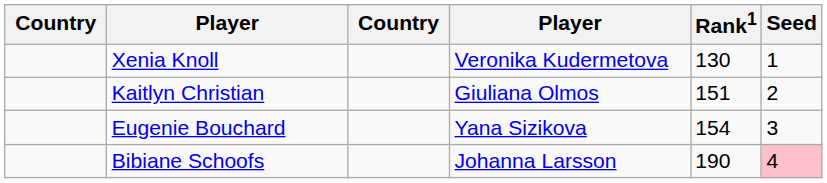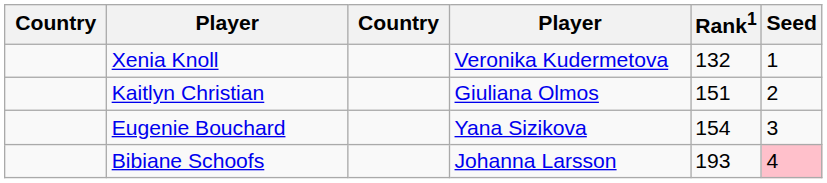(713, 60) 130 -> (713, 60) 132
(713, 160) 190 -> (713, 160) 193
